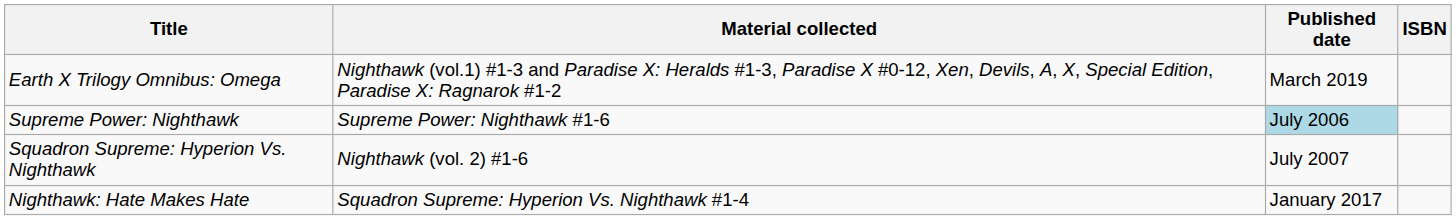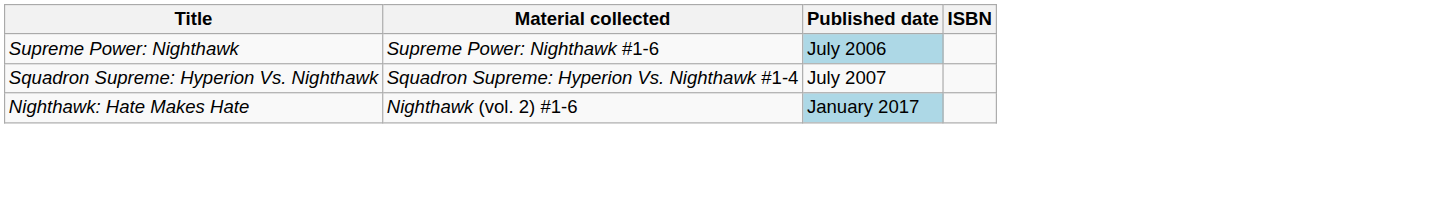- row: (145, 79)
(433, 159) Nighthawk (vol. 2) #1-6 -> (593, 78) Squadron Supreme: Hyperion Vs. Nighthawk #1-4
(543, 199) Squadron Supreme: Hyperion Vs. Nighthawk #1-4 -> (482, 107) Nighthawk (vol. 2) #1-6
(1326, 199) no background -> (863, 107) lightblue background
